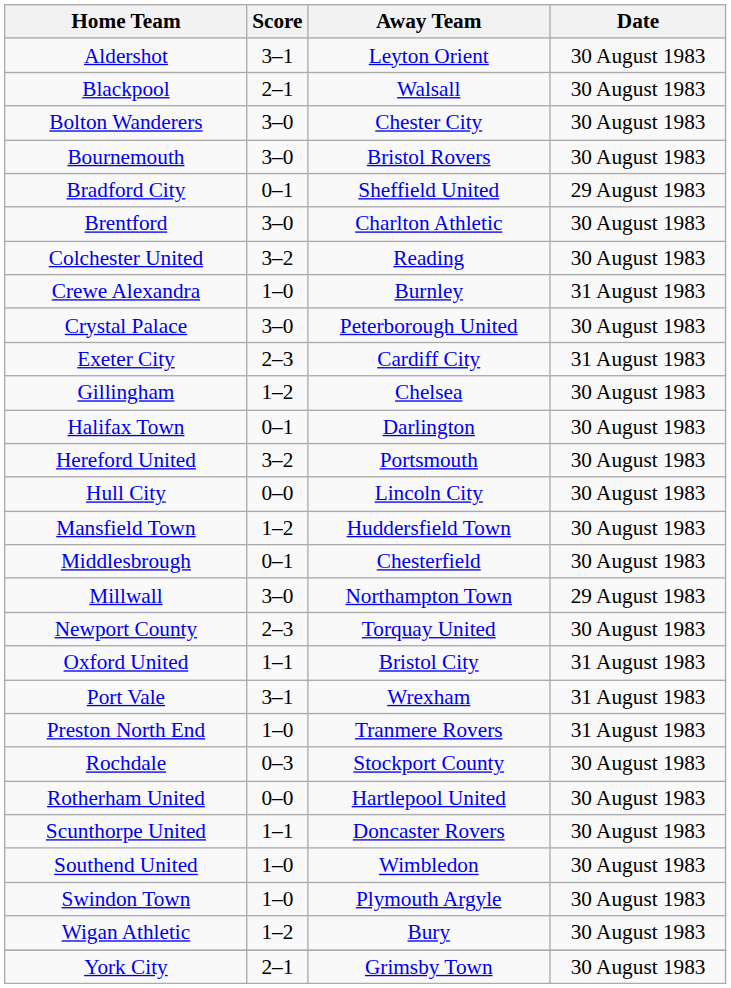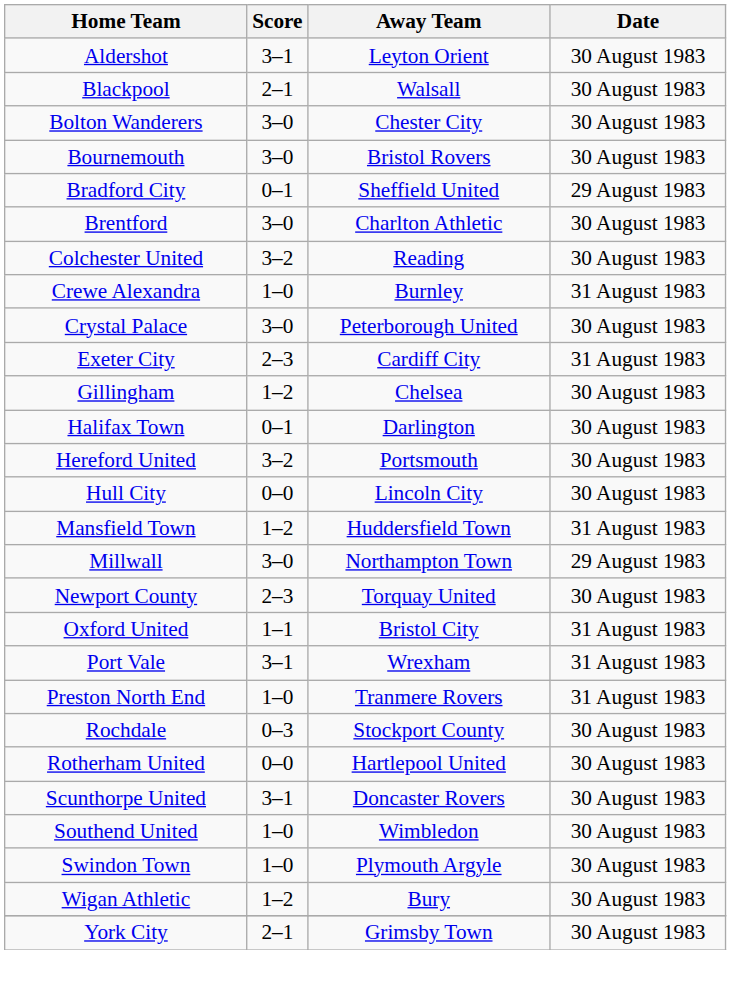(638, 527) 30 August 1983 -> (638, 527) 31 August 1983
- row: (126, 561)
(277, 831) 1–1 -> (277, 797) 3–1
